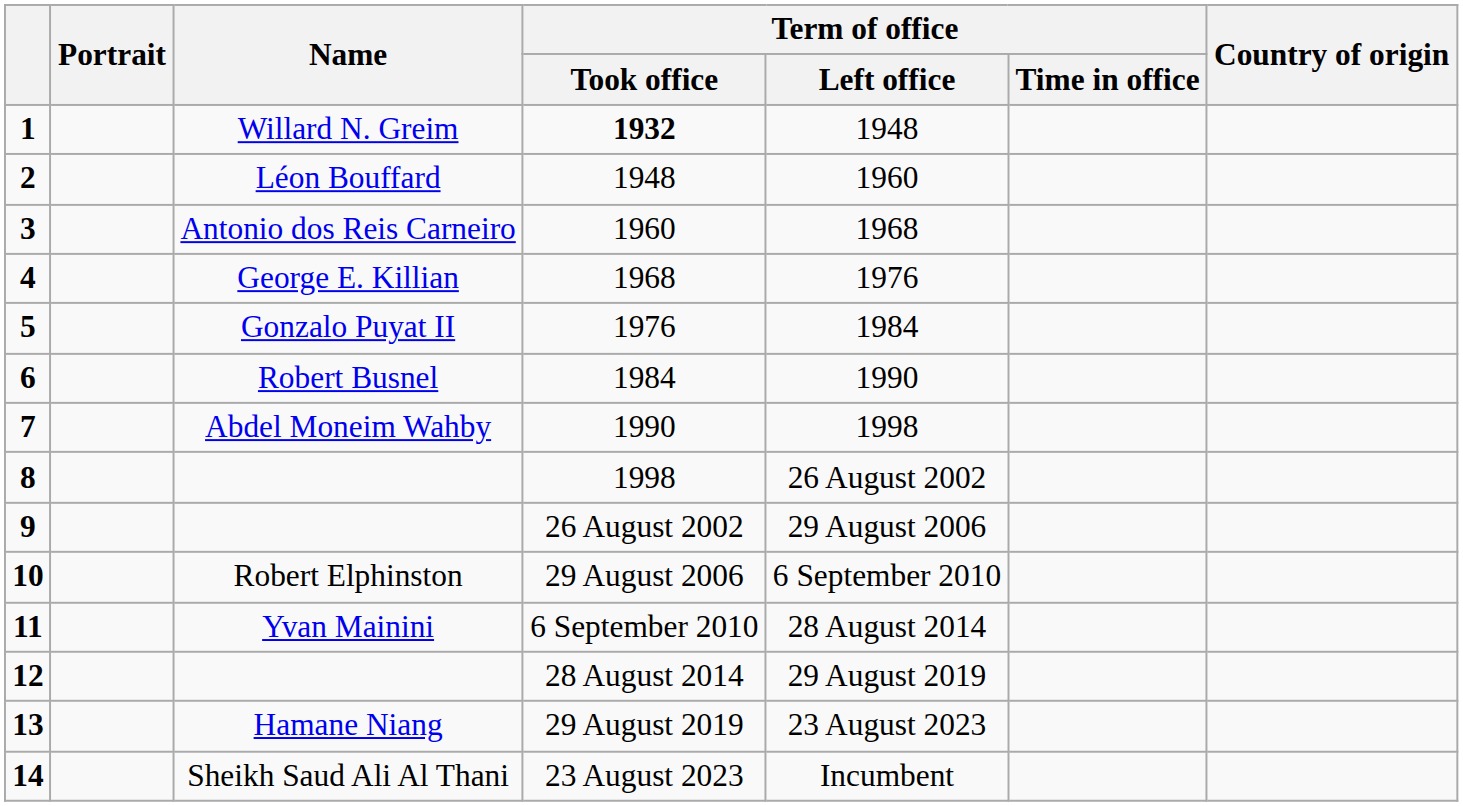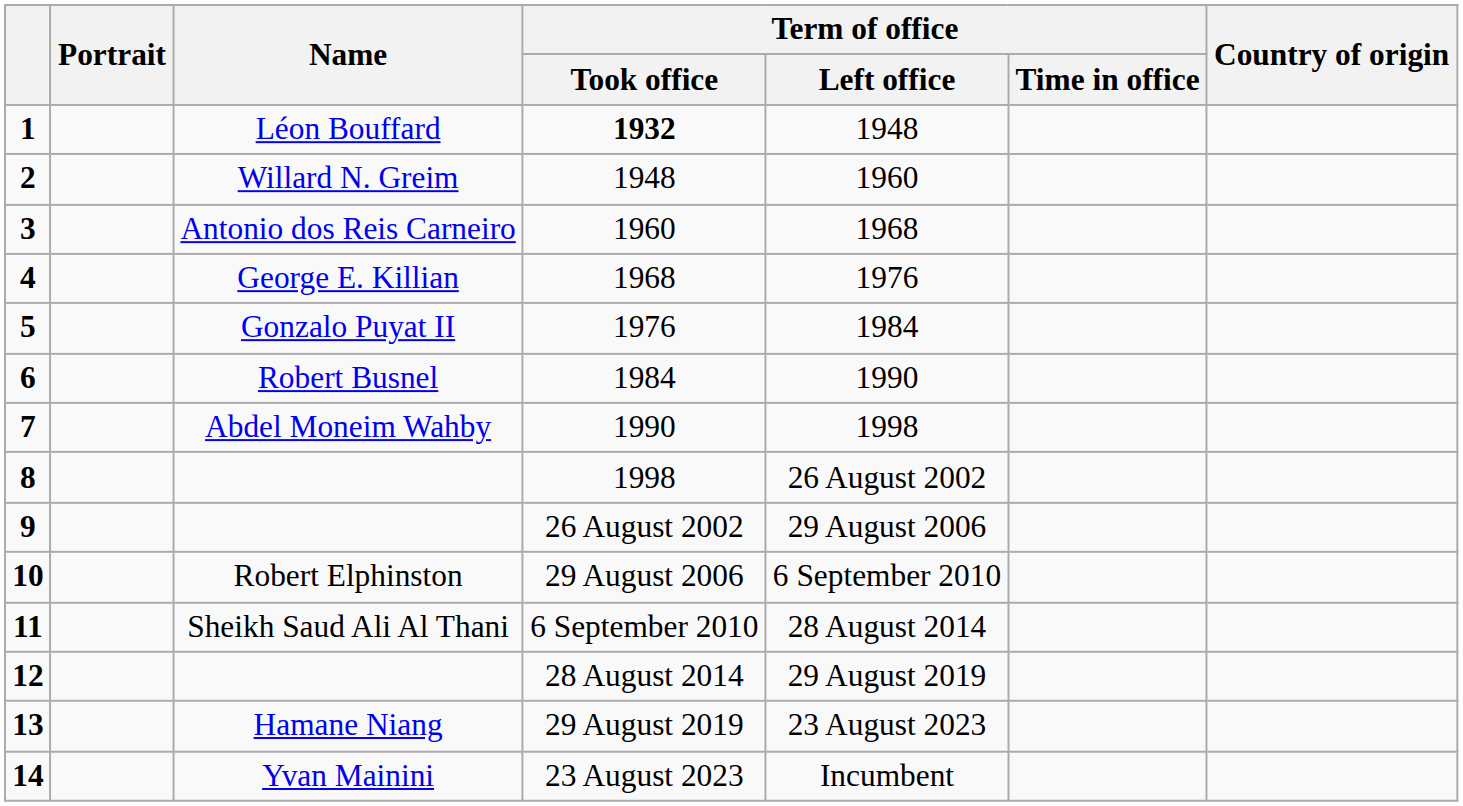(348, 128) Willard N. Greim -> (348, 128) Léon Bouffard
(348, 178) Léon Bouffard -> (348, 178) Willard N. Greim
(348, 626) Yvan Mainini -> (348, 626) Sheikh Saud Ali Al Thani
(348, 775) Sheikh Saud Ali Al Thani -> (348, 775) Yvan Mainini
